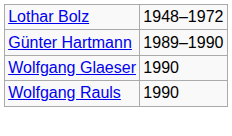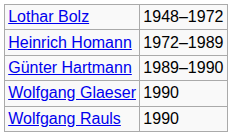+ row: (70, 42)
